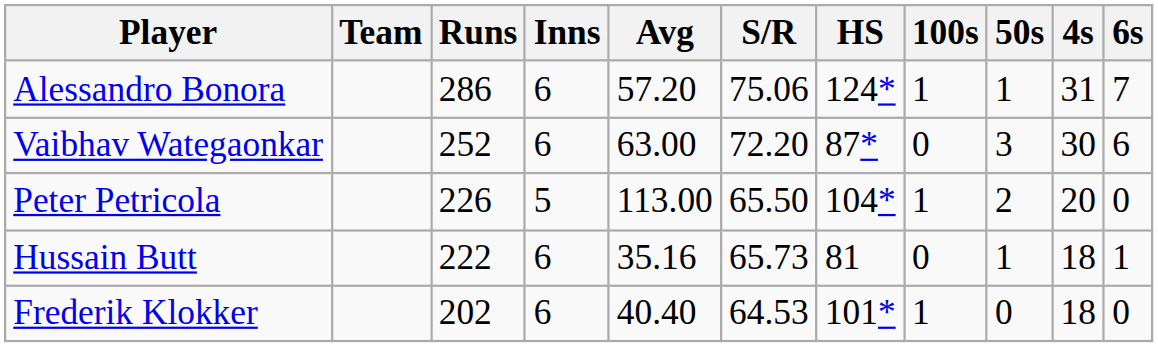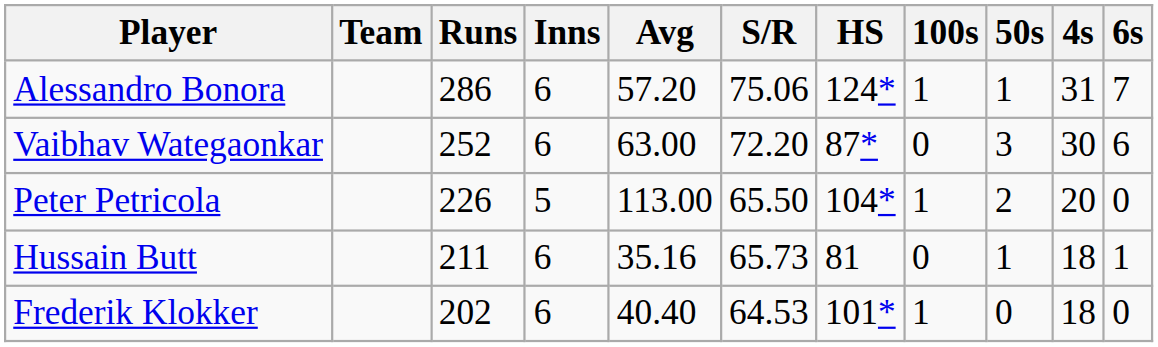(465, 256) 222 -> (465, 256) 211
